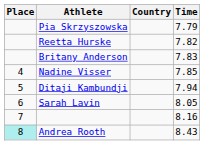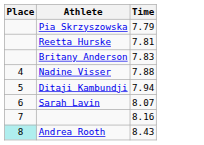- column: (151, 12)
(186, 42) 7.82 -> (143, 42) 7.81
(186, 72) 7.85 -> (143, 72) 7.88
(186, 102) 8.05 -> (143, 102) 8.07
